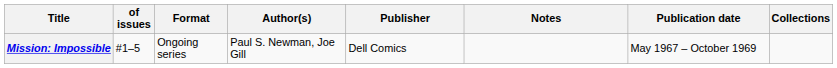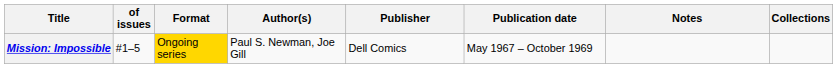columns swapped: (698, 19) <-> (546, 19)
(178, 48) no background -> (178, 48) gold background
